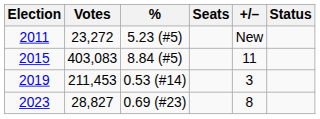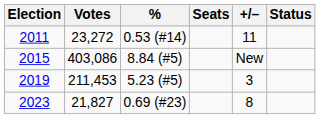(155, 37) 5.23 (#5) -> (155, 37) 0.53 (#14)
(249, 37) New -> (249, 37) 11
(92, 59) 403,083 -> (92, 59) 403,086
(249, 59) 11 -> (249, 59) New
(155, 80) 0.53 (#14) -> (155, 80) 5.23 (#5)
(92, 102) 28,827 -> (92, 102) 21,827
